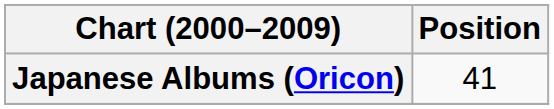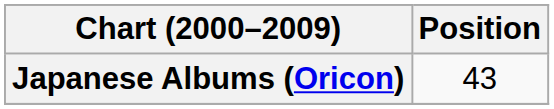(480, 78) 41 -> (480, 78) 43
